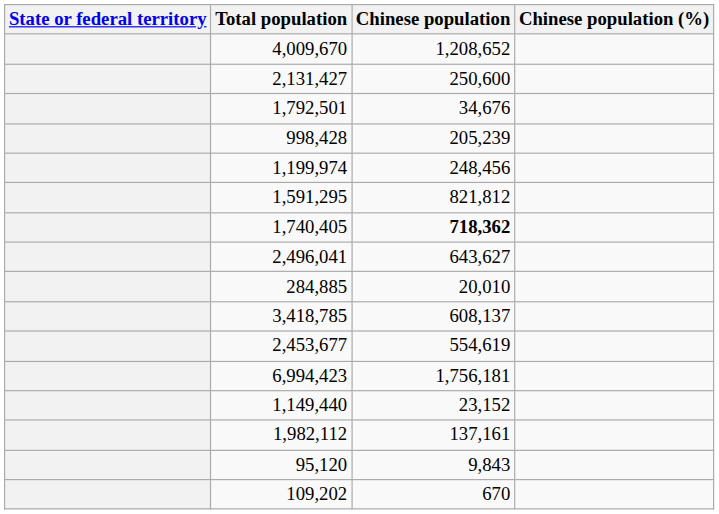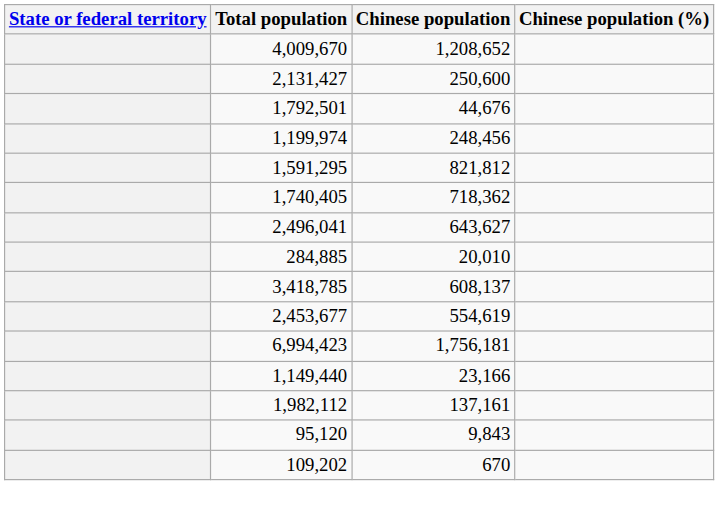(485, 108) 34,676 -> (485, 108) 44,676
- row: (317, 138)
(480, 227) bold -> (480, 197) normal
(485, 405) 23,152 -> (485, 375) 23,166
